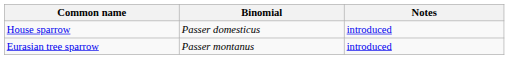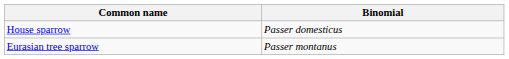- column: (424, 12)
